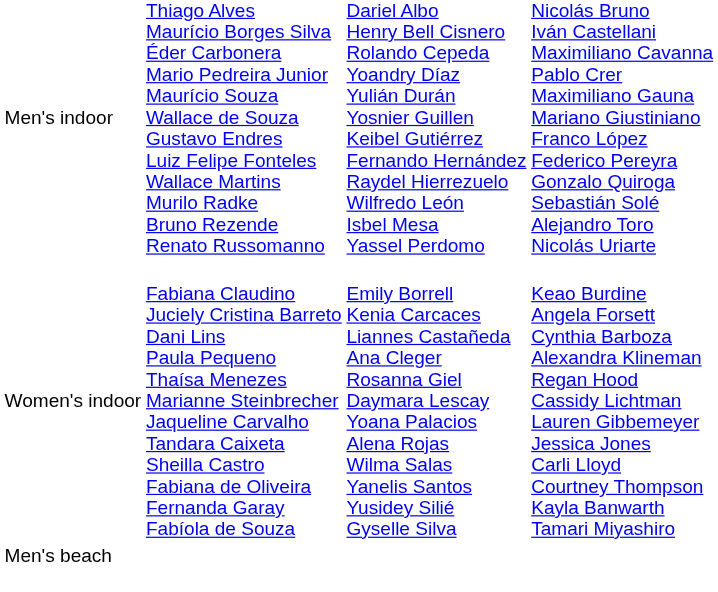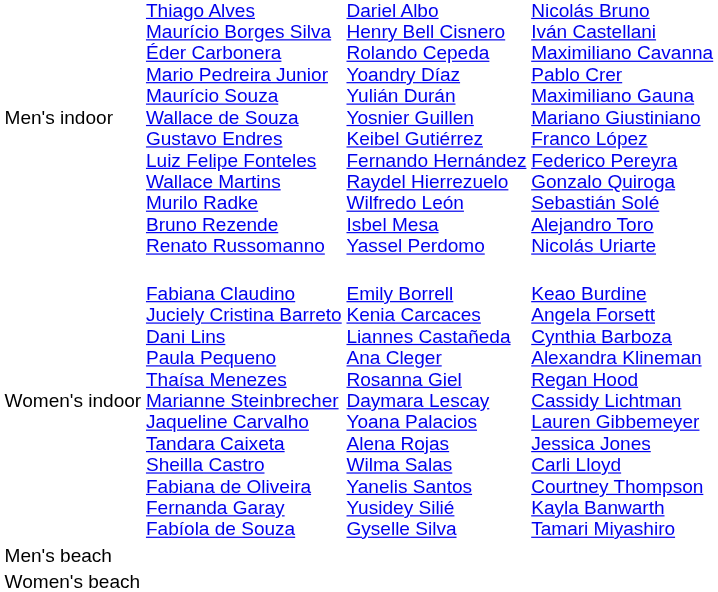+ row: (72, 581)
